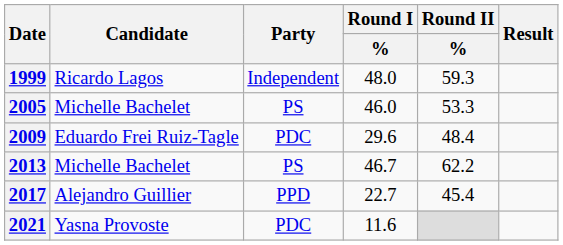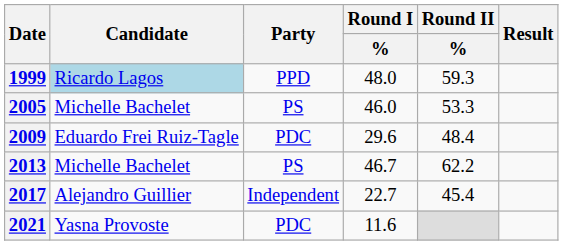(109, 78) no background -> (109, 78) lightblue background
(293, 78) Independent -> (293, 78) PPD
(293, 195) PPD -> (293, 195) Independent
